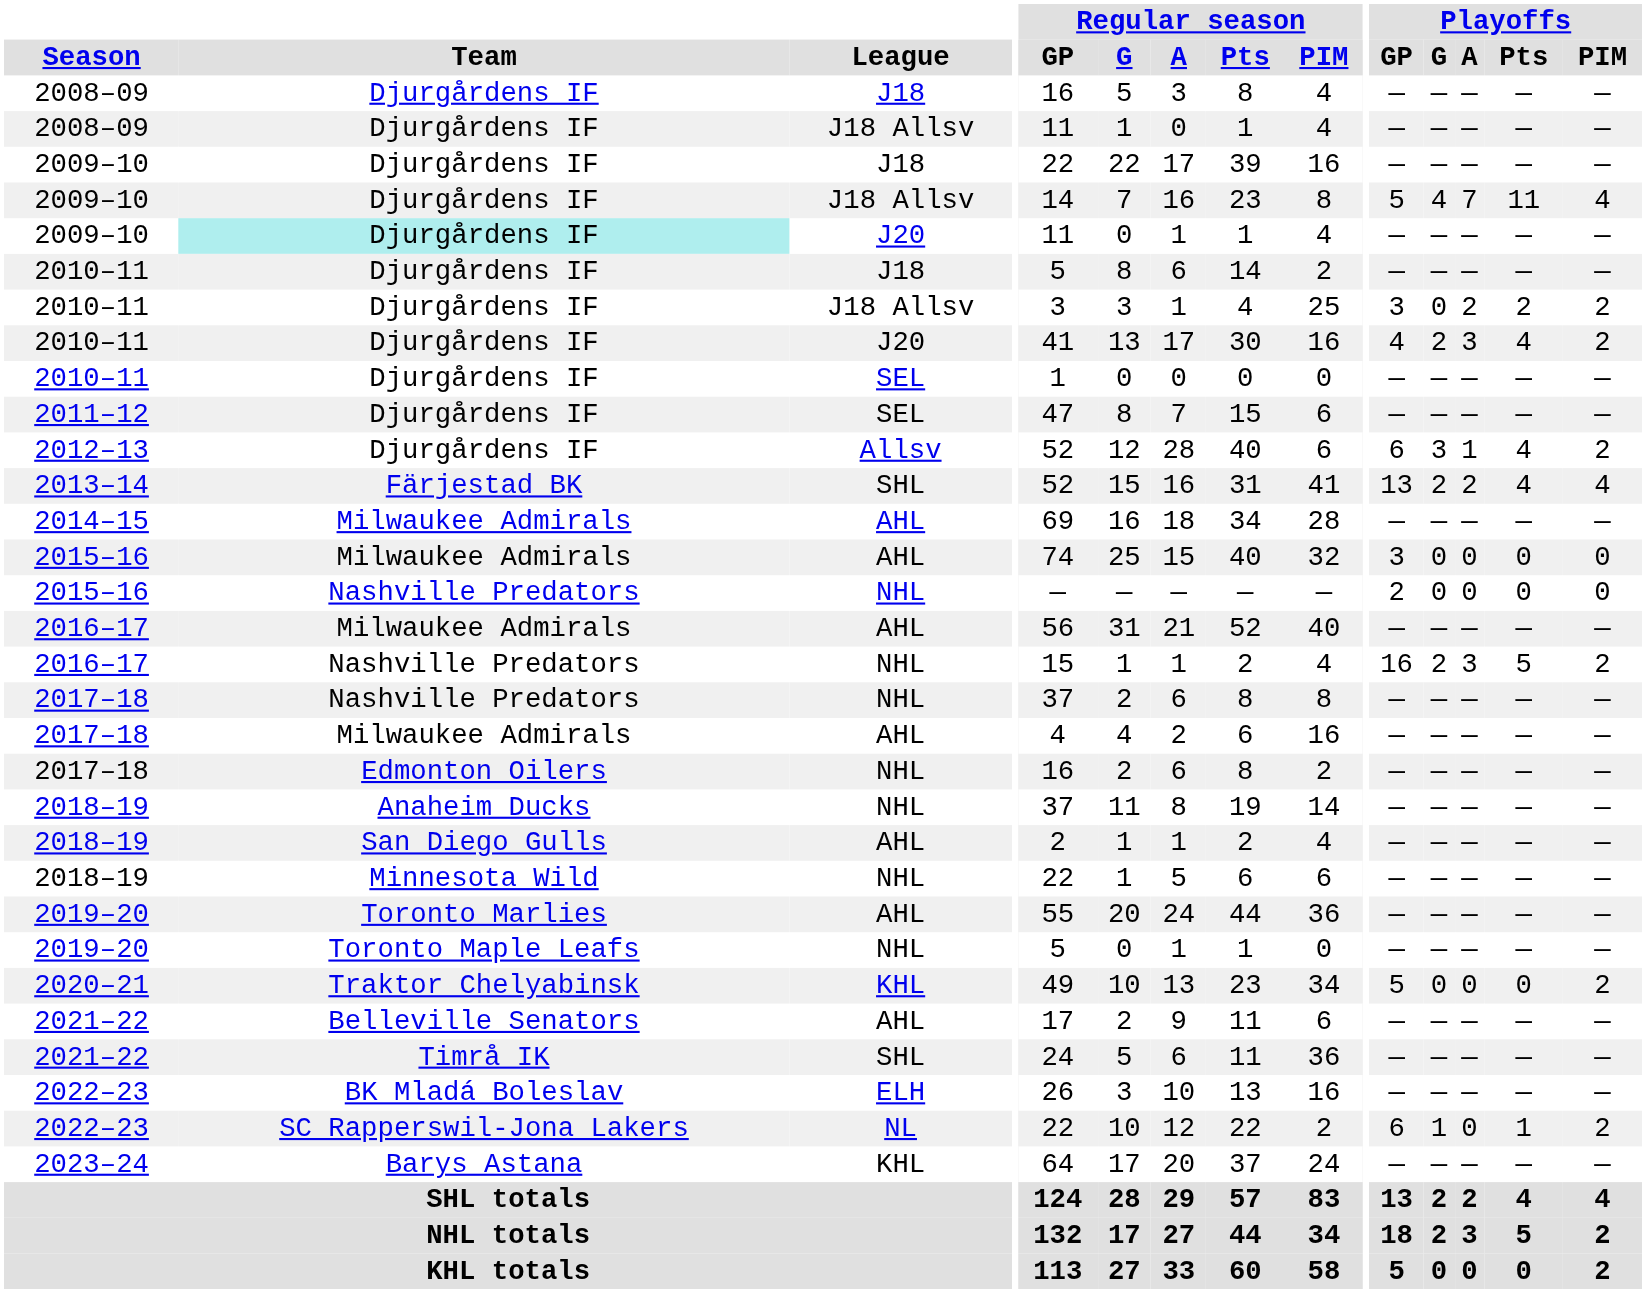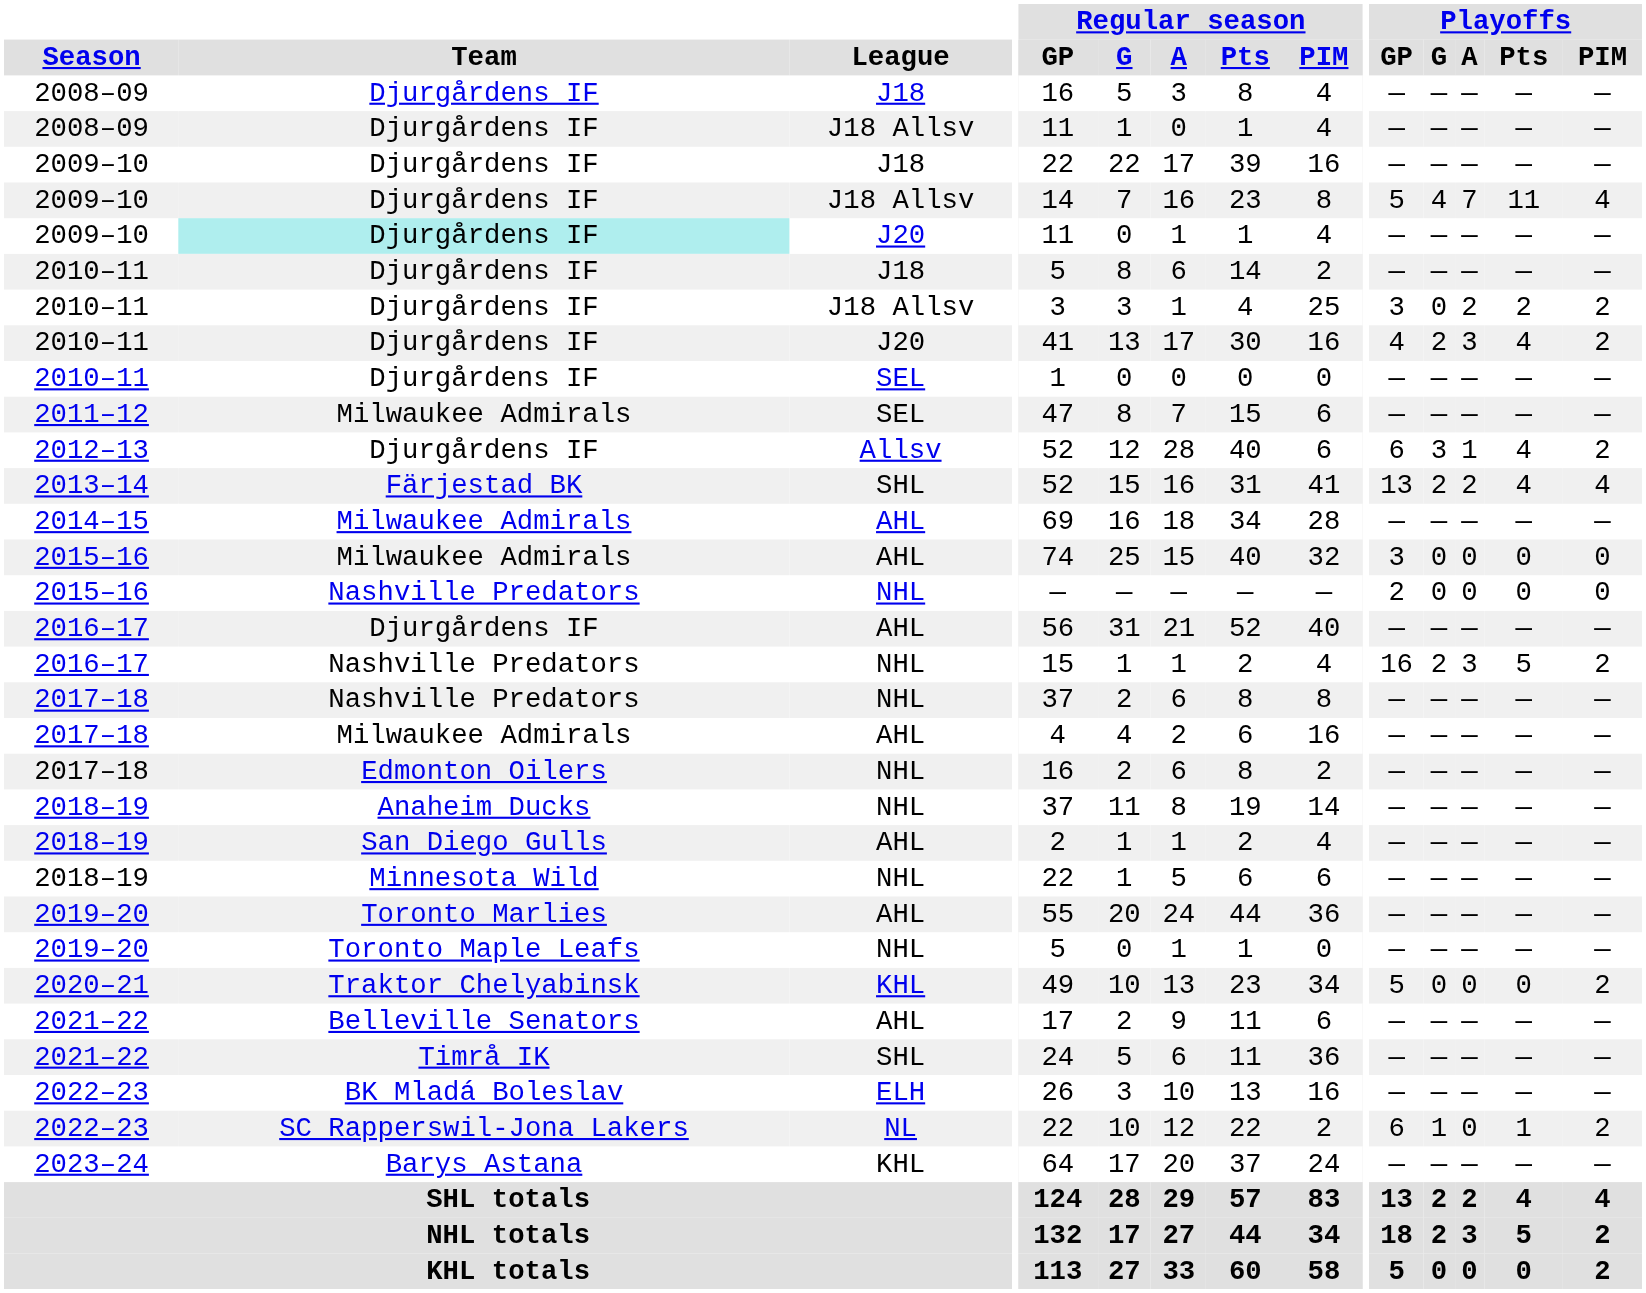(484, 415) Djurgårdens IF -> (484, 415) Milwaukee Admirals
(484, 629) Milwaukee Admirals -> (484, 629) Djurgårdens IF
